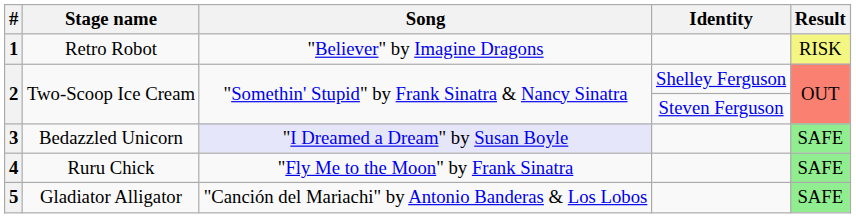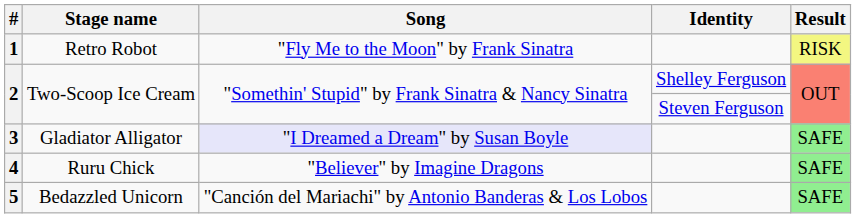(426, 49) "Believer" by Imagine Dragons -> (426, 49) "Fly Me to the Moon" by Frank Sinatra
(111, 138) Bedazzled Unicorn -> (111, 138) Gladiator Alligator
(426, 167) "Fly Me to the Moon" by Frank Sinatra -> (426, 167) "Believer" by Imagine Dragons
(111, 197) Gladiator Alligator -> (111, 197) Bedazzled Unicorn
